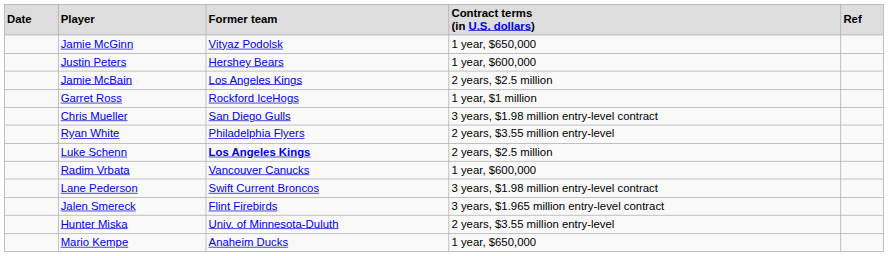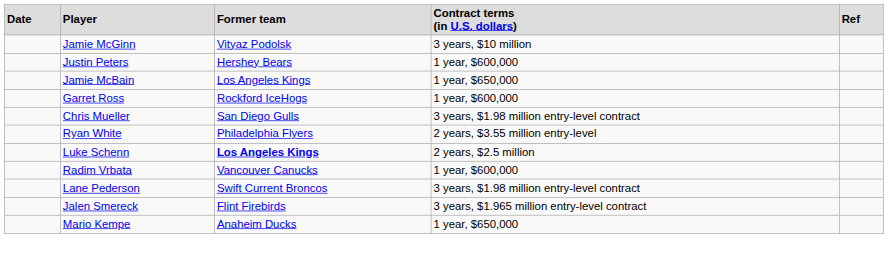(494, 44) 1 year, $650,000 -> (482, 44) 3 years, $10 million
(502, 80) 2 years, $2.5 million -> (476, 80) 1 year, $650,000
(494, 98) 1 year, $1 million -> (476, 98) 1 year, $600,000
- row: (94, 224)
